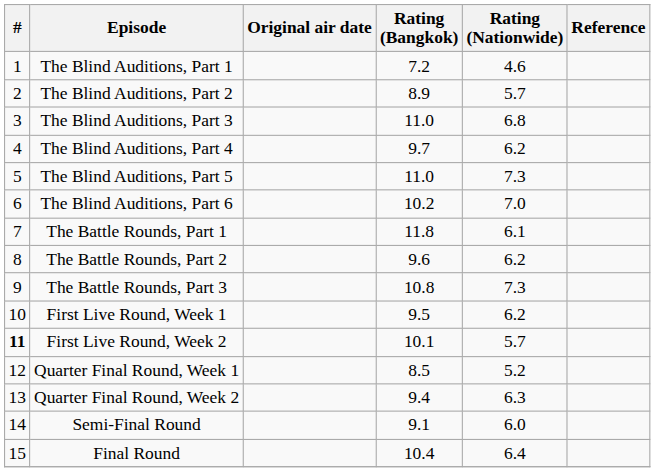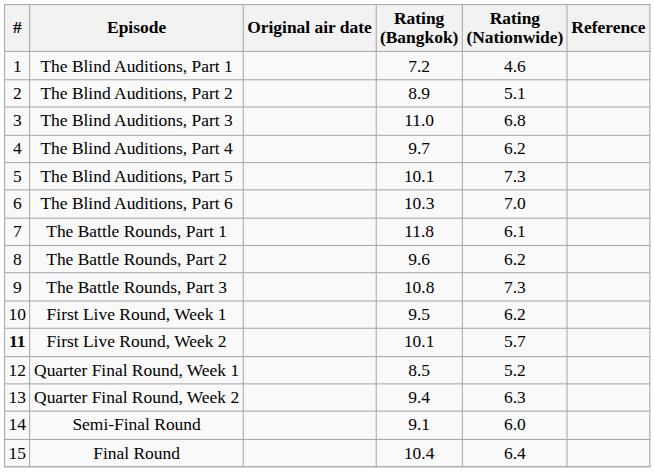(515, 93) 5.7 -> (515, 93) 5.1
(419, 176) 11.0 -> (419, 176) 10.1
(419, 203) 10.2 -> (419, 203) 10.3
